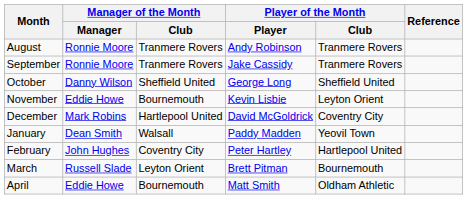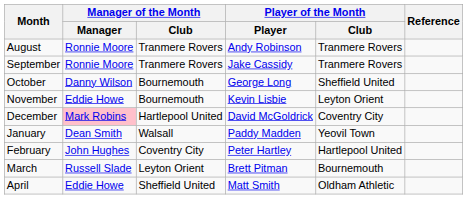(177, 82) Sheffield United -> (171, 82) Bournemouth
(96, 116) no background -> (96, 116) pink background
(171, 185) Bournemouth -> (177, 185) Sheffield United
